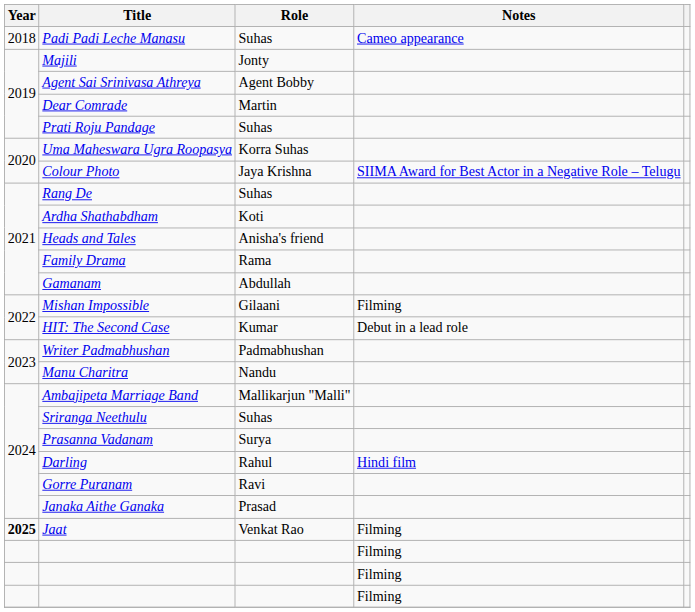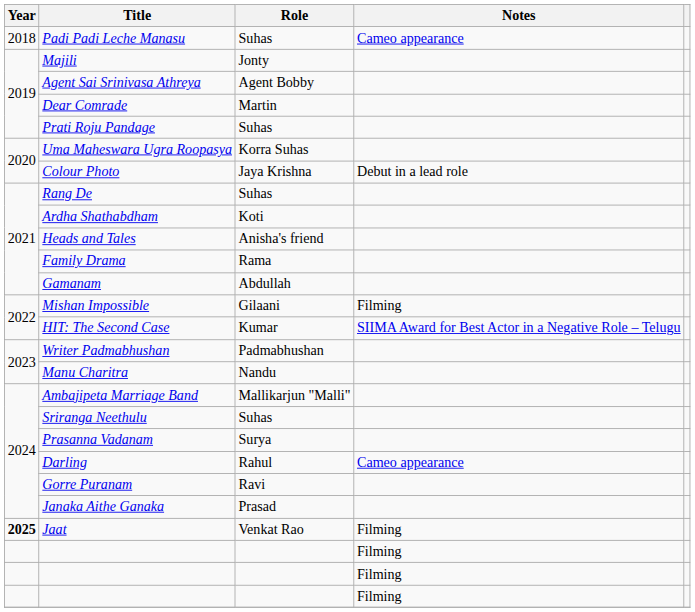(519, 171) SIIMA Award for Best Actor in a Negative Role – Telugu -> (413, 171) Debut in a lead role
(413, 328) Debut in a lead role -> (519, 328) SIIMA Award for Best Actor in a Negative Role – Telugu
(387, 462) Hindi film -> (410, 462) Cameo appearance
